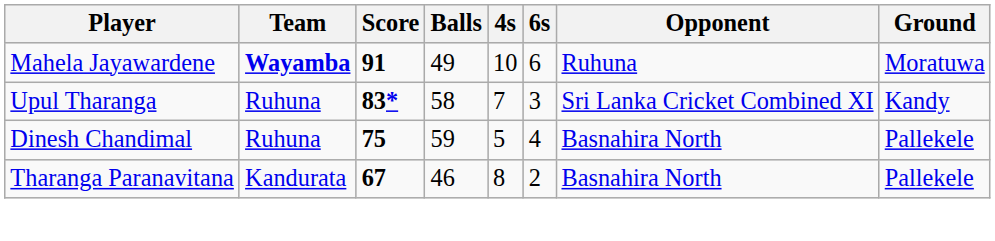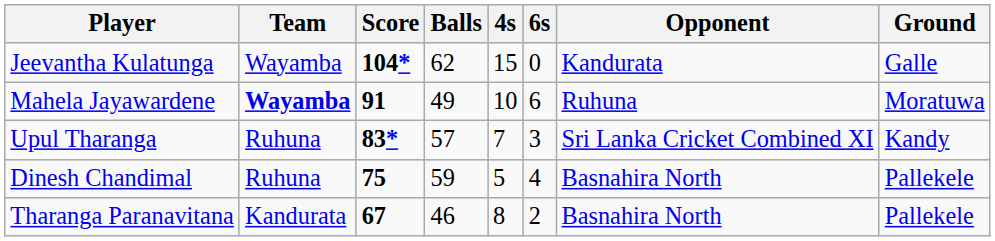+ row: (112, 62)
(443, 100) 58 -> (443, 139) 57
